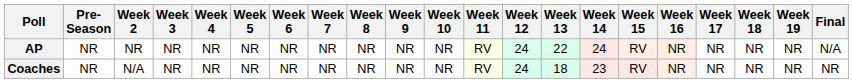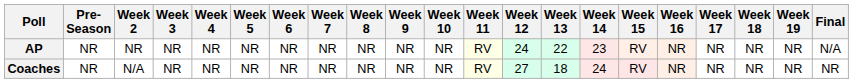(599, 49) 24 -> (599, 49) 23
(522, 69) 24 -> (522, 69) 27
(599, 69) 23 -> (599, 69) 24
